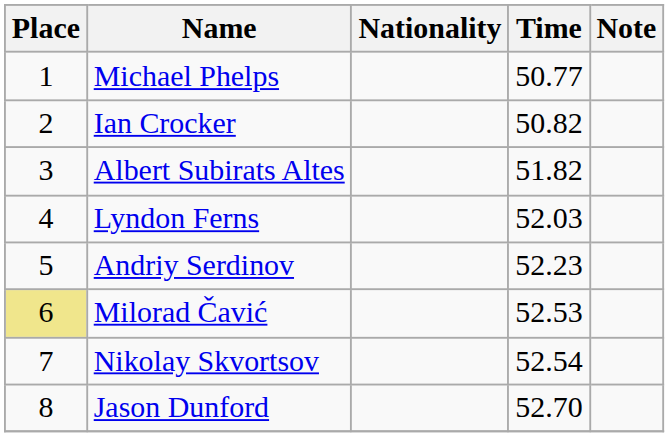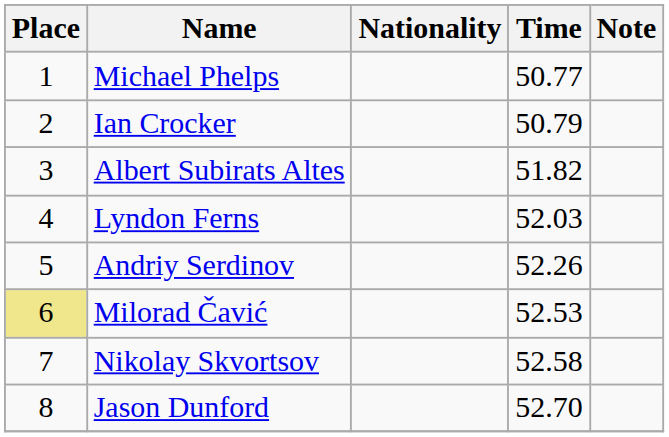(549, 123) 50.82 -> (549, 123) 50.79
(549, 265) 52.23 -> (549, 265) 52.26
(549, 360) 52.54 -> (549, 360) 52.58
